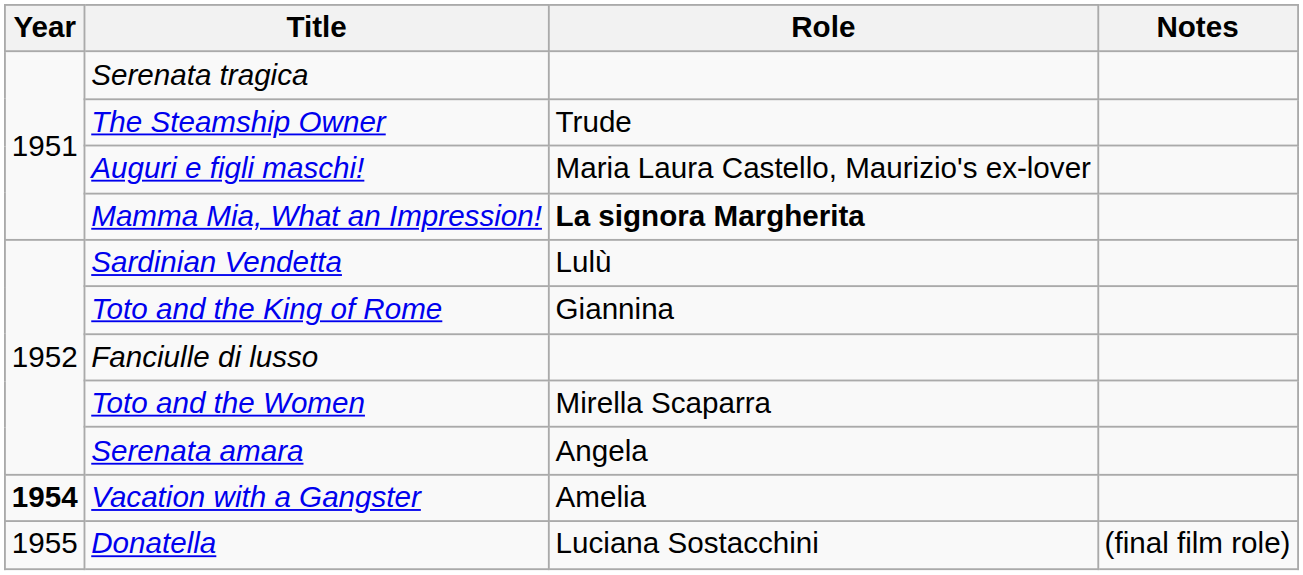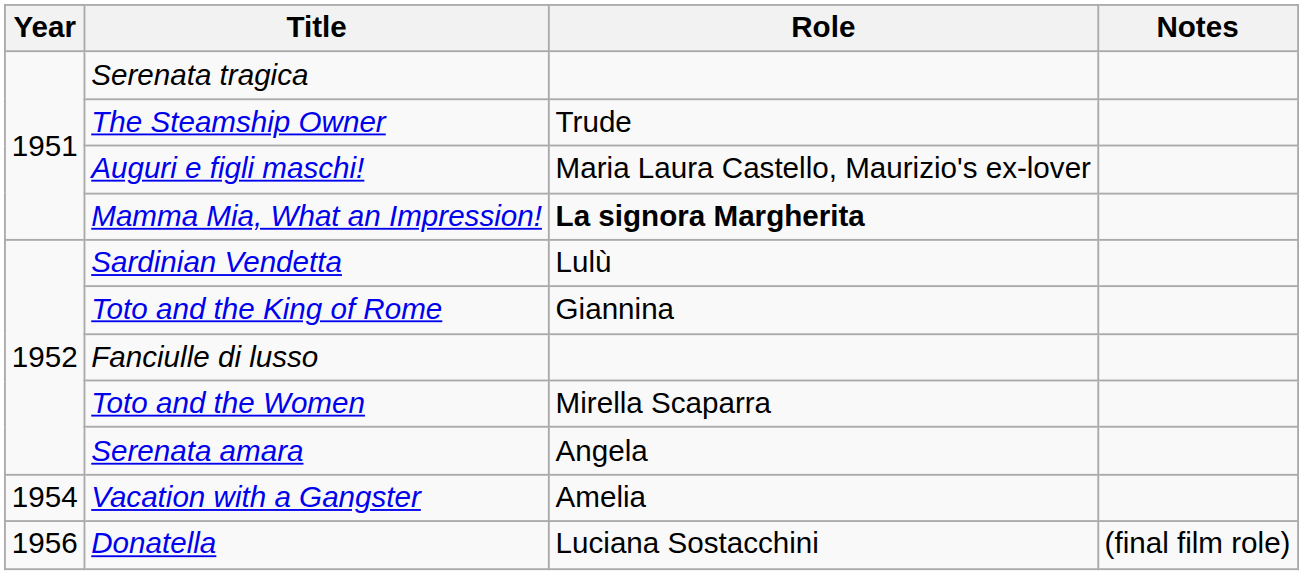(45, 497) bold -> (45, 497) normal
(45, 544) 1955 -> (45, 544) 1956
